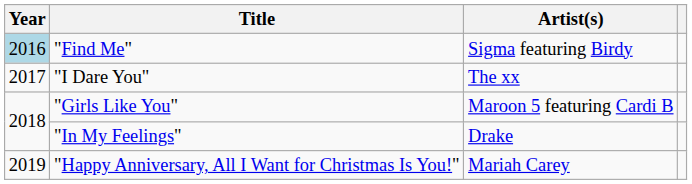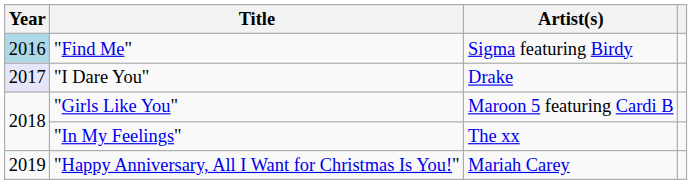(27, 77) no background -> (27, 77) lavender background
(494, 77) The xx -> (491, 77) Drake
(491, 135) Drake -> (494, 135) The xx
